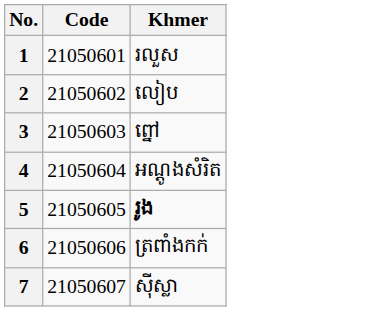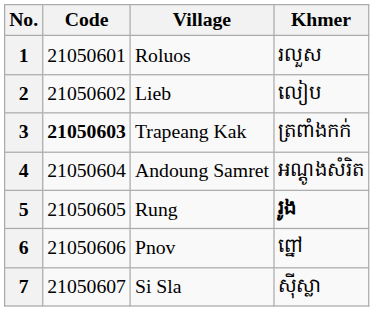+ column: (202, 20)
(87, 132) normal -> (87, 132) bold
(147, 130) ព្នៅ -> (315, 130) ត្រពាំងកក់
(172, 246) ត្រពាំងកក់ -> (290, 246) ព្នៅ
